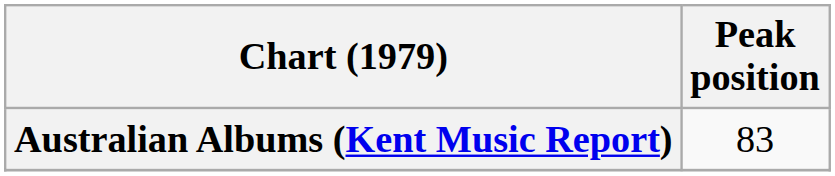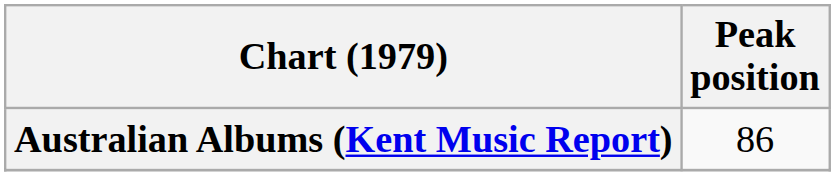(755, 138) 83 -> (755, 138) 86
